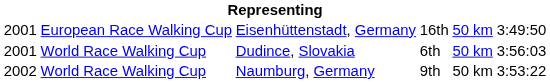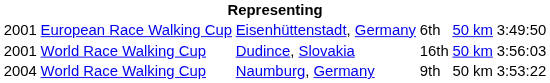(434, 30) 16th -> (430, 30) 6th
(430, 51) 6th -> (434, 51) 16th
(20, 71) 2002 -> (20, 71) 2004
